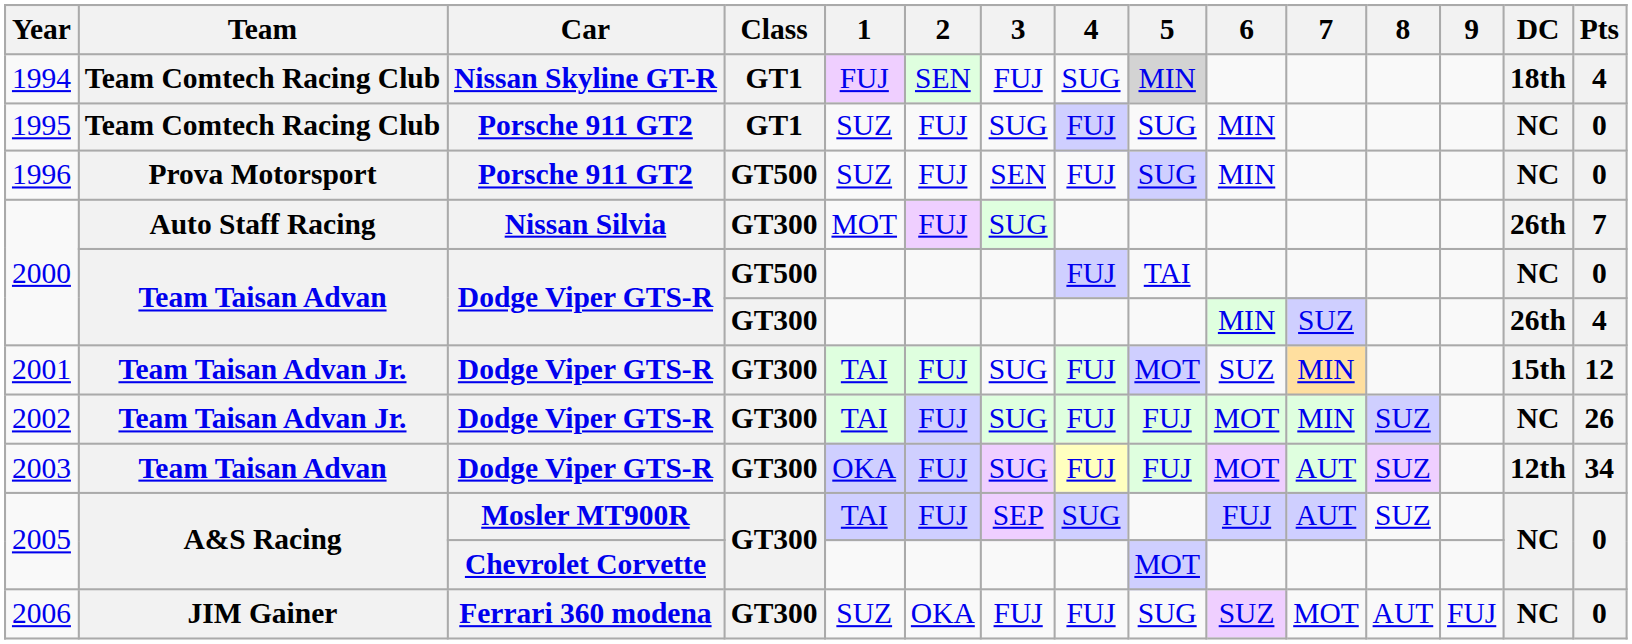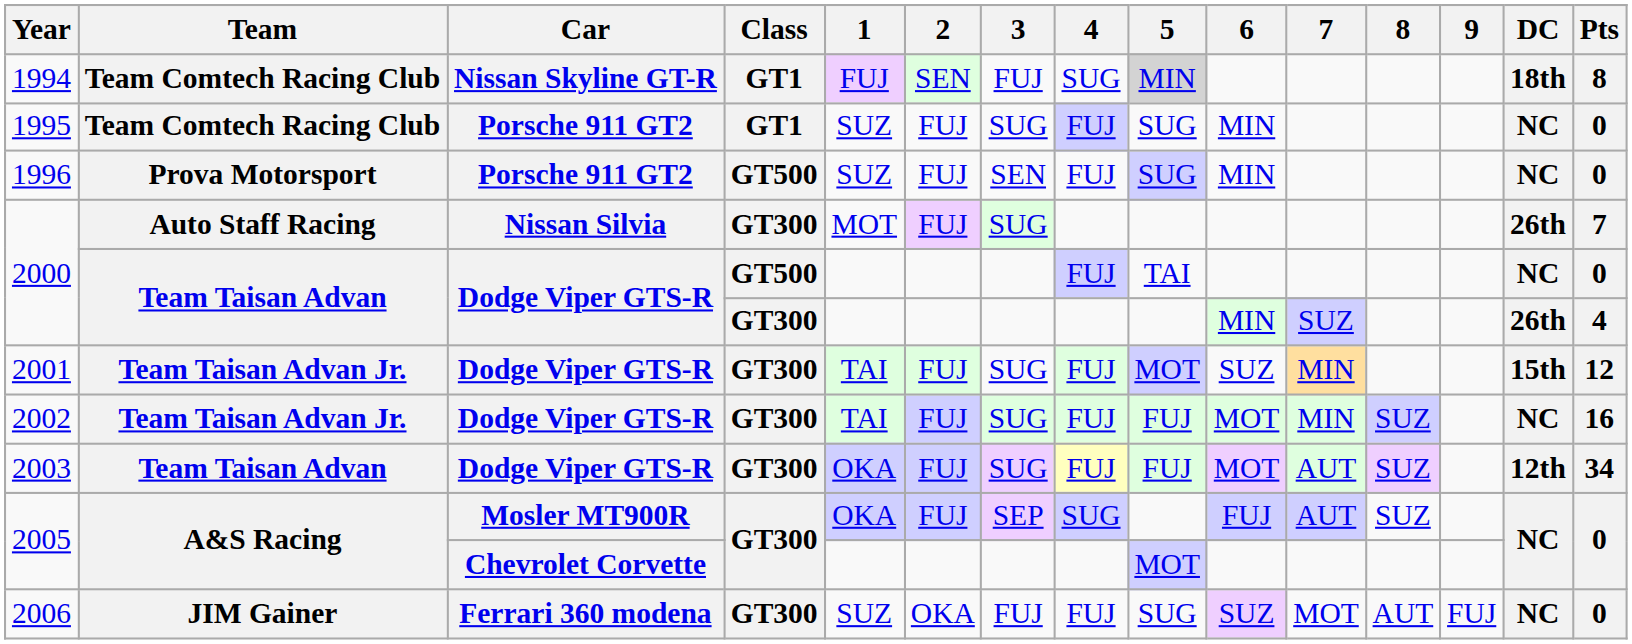(1599, 77) 4 -> (1599, 77) 8
(1599, 418) 26 -> (1599, 418) 16
(864, 516) TAI -> (864, 516) OKA
